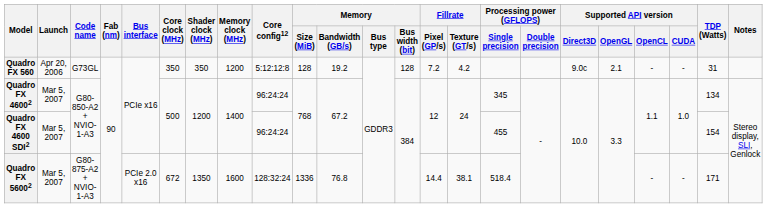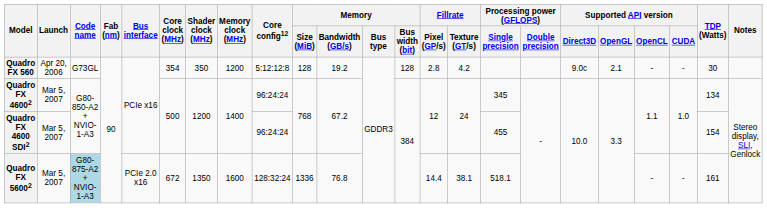(173, 68) 350 -> (173, 68) 354
(434, 68) 7.2 -> (434, 68) 2.8
(713, 68) 31 -> (713, 68) 30
(85, 178) no background -> (85, 178) lightblue background
(501, 178) 518.4 -> (501, 178) 518.1
(713, 178) 171 -> (713, 178) 161
